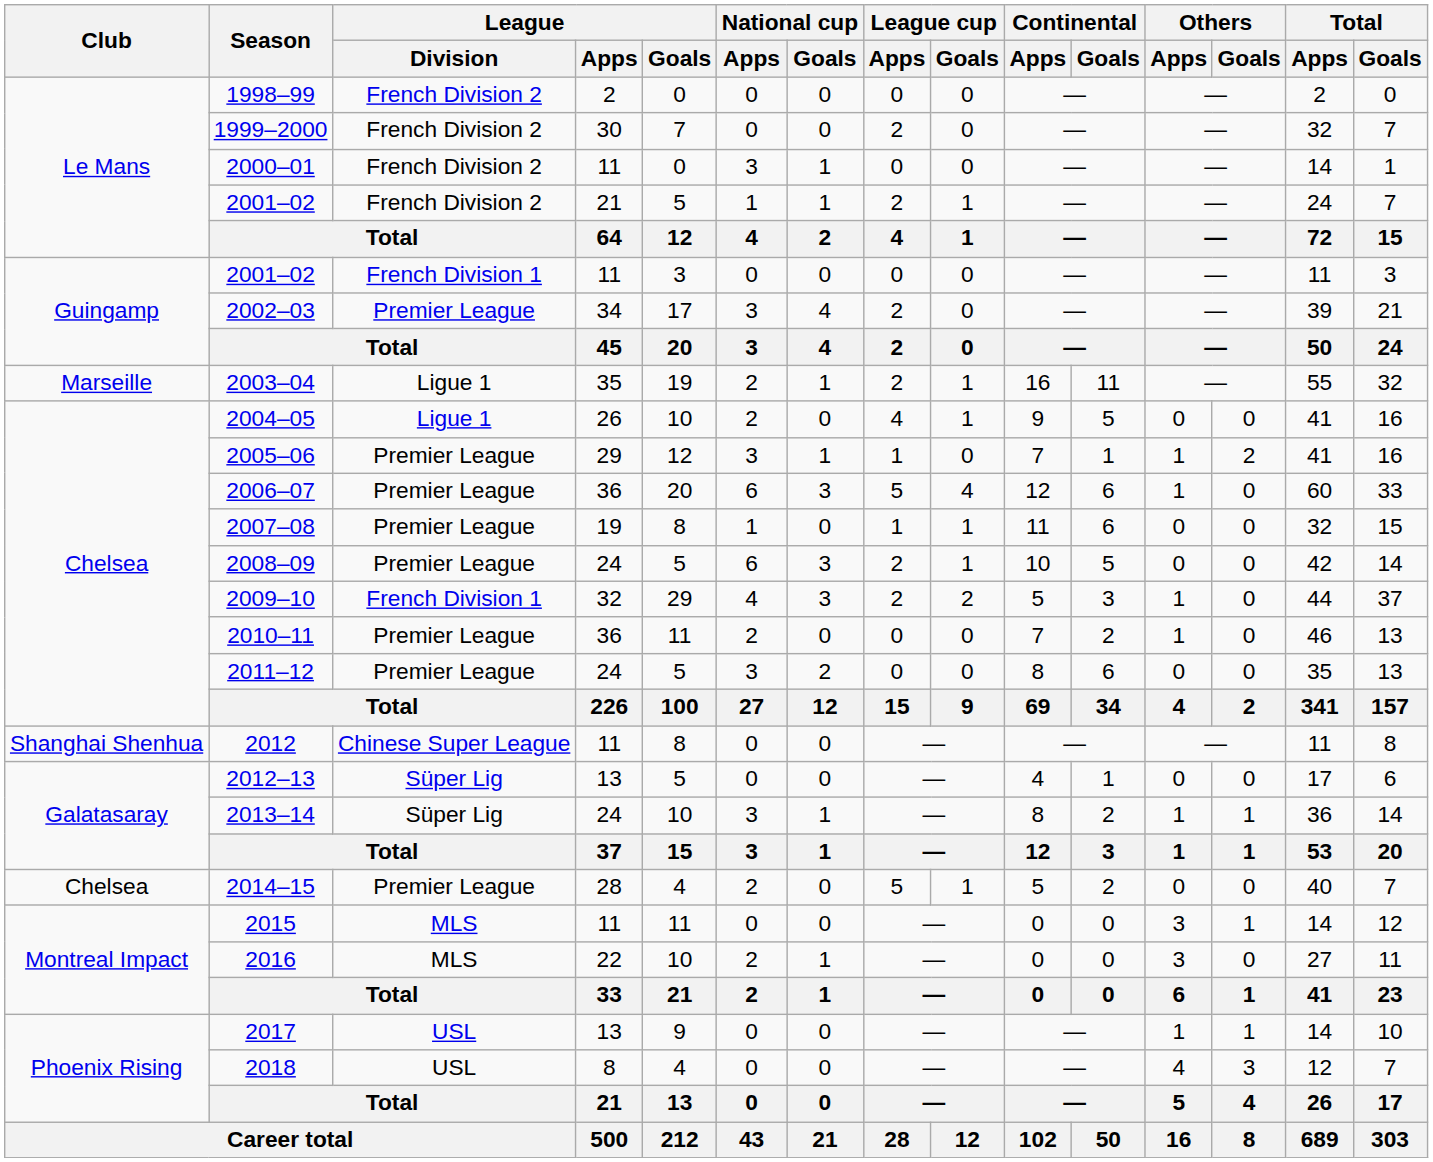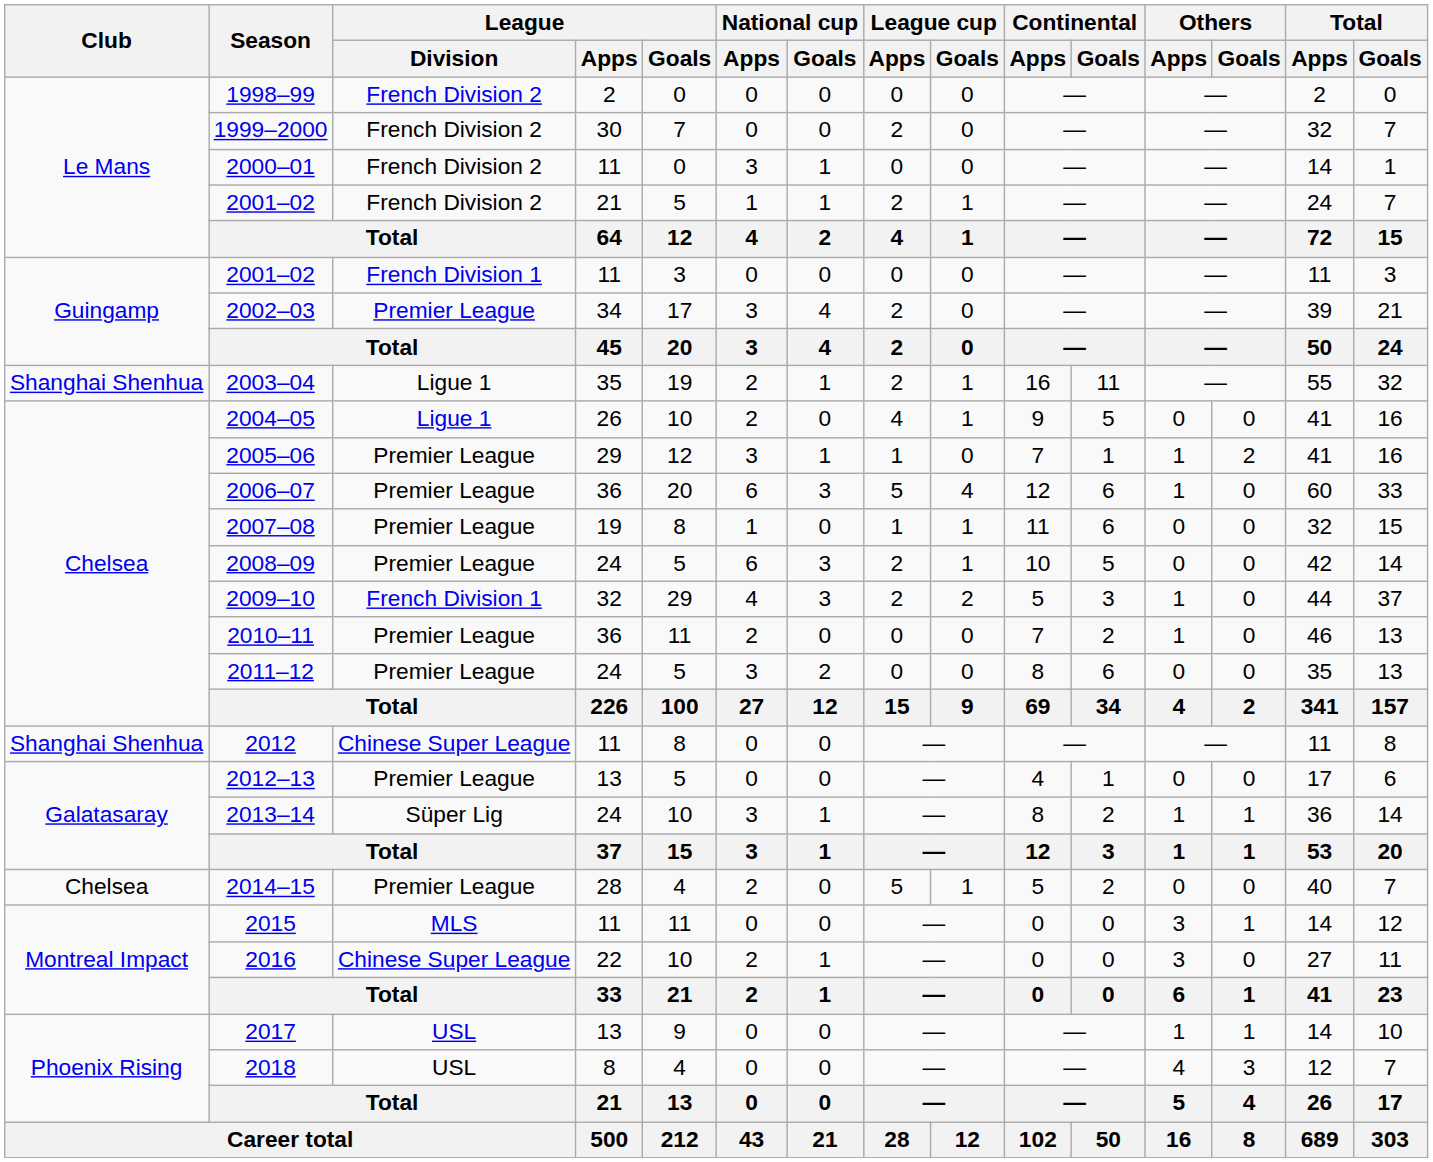(107, 382) Marseille -> (107, 382) Shanghai Shenhua
(454, 779) Süper Lig -> (454, 779) Premier League
(454, 959) MLS -> (454, 959) Chinese Super League
